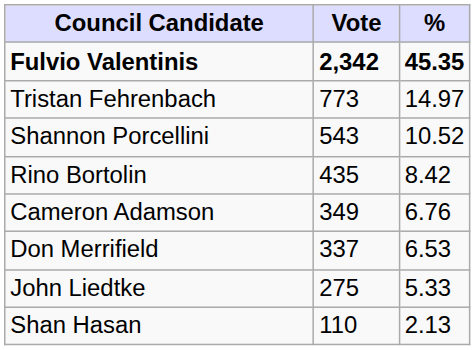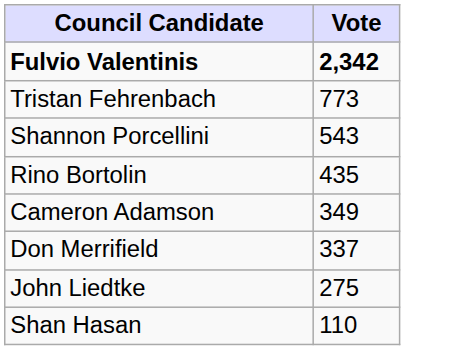- column: (435, 23)
